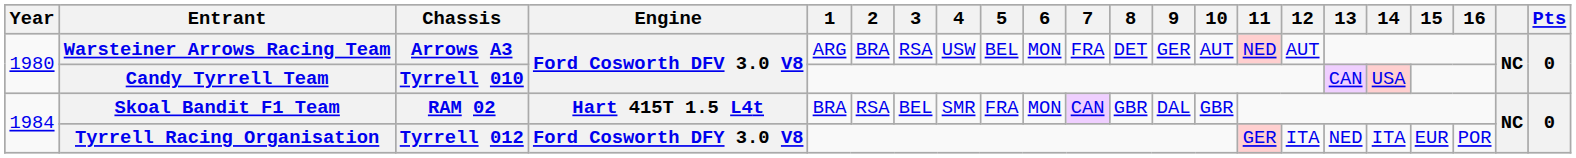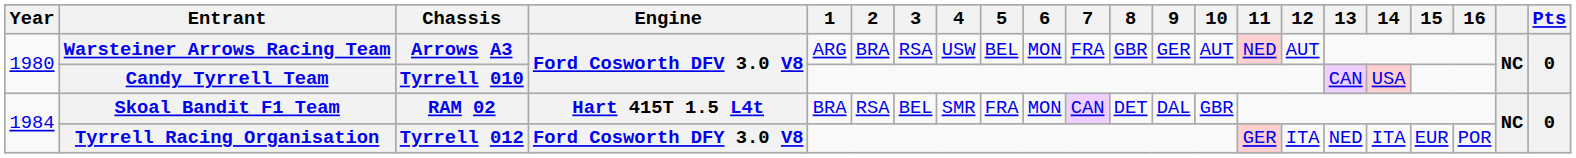(1131, 49) DET -> (1131, 49) GBR
(1131, 108) GBR -> (1131, 108) DET
